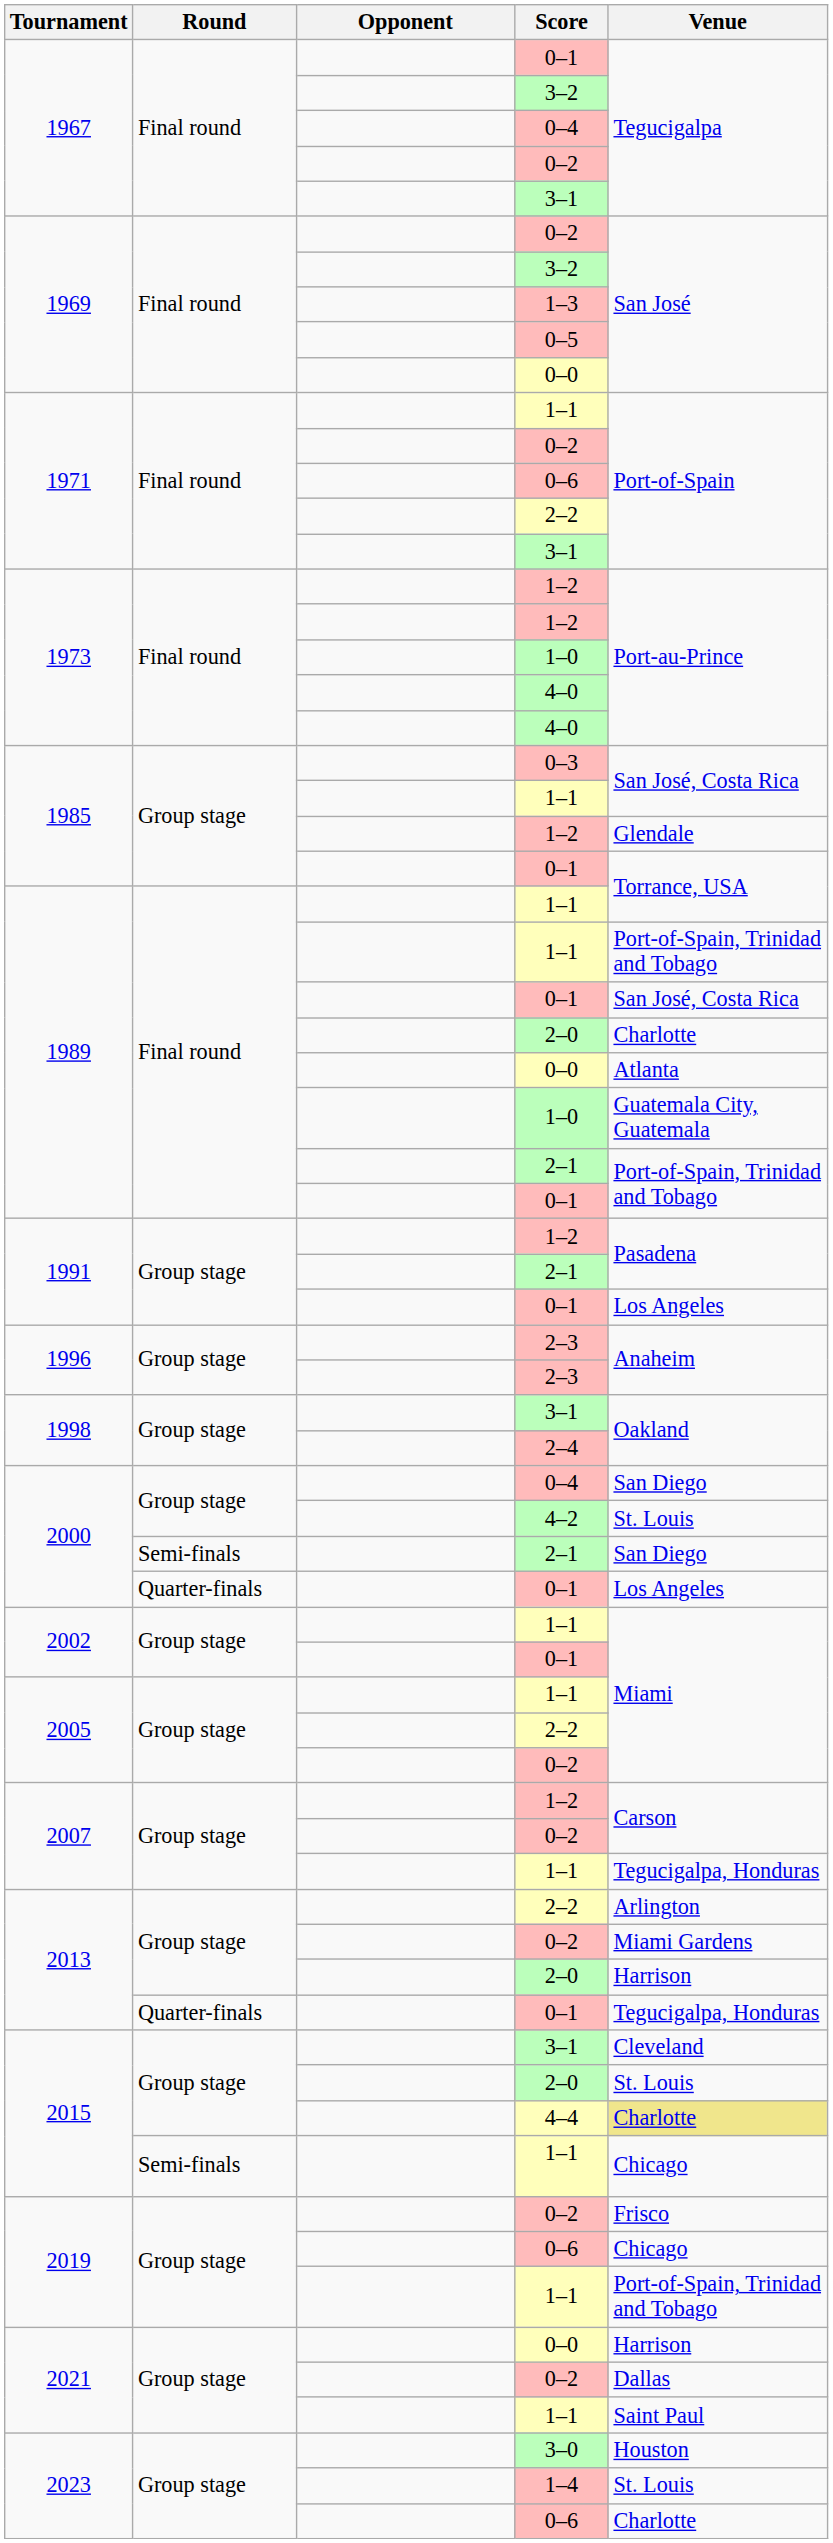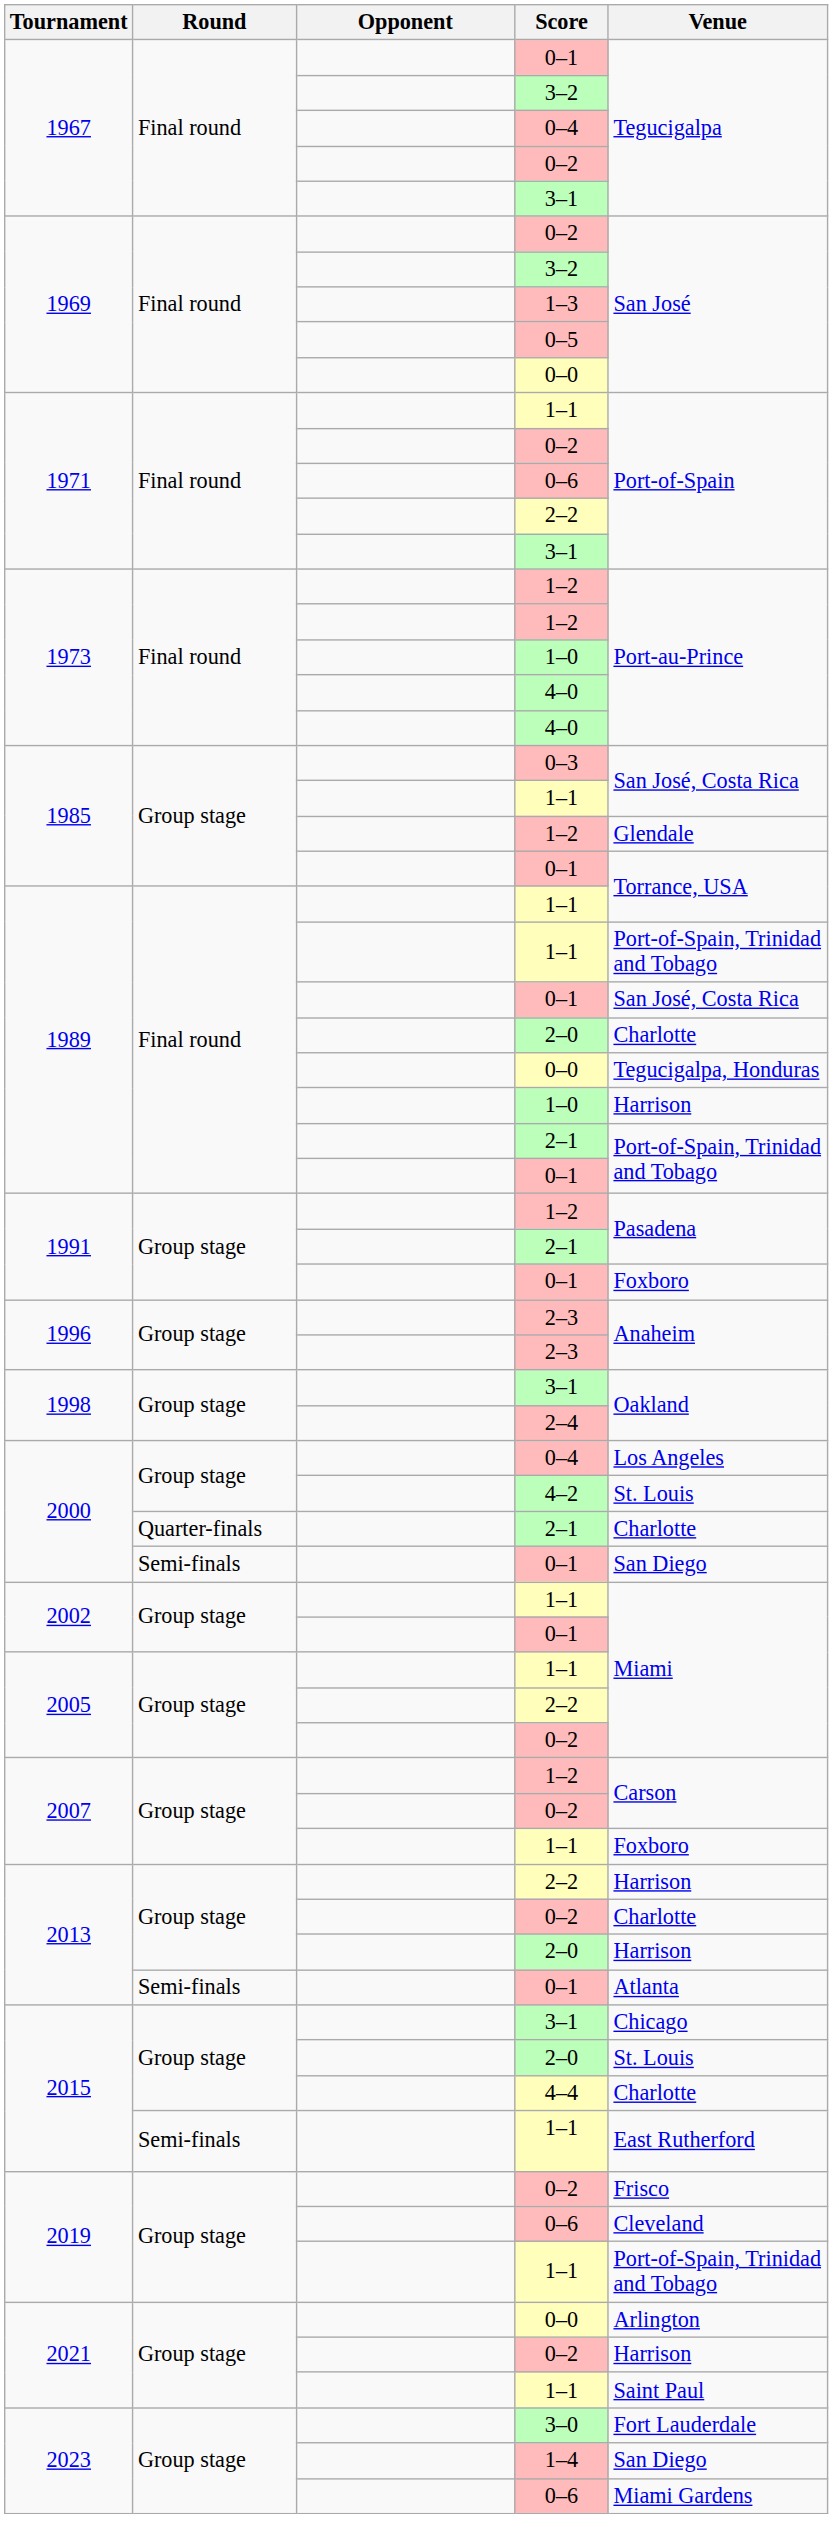(646, 1070) Atlanta -> (716, 1070) Tegucigalpa, Honduras
(686, 1117) Guatemala City, Guatemala -> (652, 1105) Harrison
(669, 1306) Los Angeles -> (651, 1281) Foxboro
(660, 1483) San Diego -> (669, 1458) Los Angeles
(189, 1553) Semi-finals -> (200, 1528) Quarter-finals
(660, 1553) San Diego -> (655, 1528) Charlotte
(200, 1588) Quarter-finals -> (189, 1563) Semi-finals
(669, 1588) Los Angeles -> (660, 1563) San Diego
(716, 1871) Tegucigalpa, Honduras -> (651, 1845) Foxboro
(657, 1906) Arlington -> (652, 1881) Harrison
(683, 1941) Miami Gardens -> (655, 1916) Charlotte
(200, 2012) Quarter-finals -> (189, 1987) Semi-finals
(716, 2012) Tegucigalpa, Honduras -> (646, 1987) Atlanta
(659, 2047) Cleveland -> (651, 2022) Chicago
(655, 2117) khaki background -> (655, 2092) no background
(651, 2165) Chicago -> (684, 2140) East Rutherford
(651, 2248) Chicago -> (659, 2223) Cleveland
(652, 2344) Harrison -> (657, 2319) Arlington
(642, 2379) Dallas -> (652, 2354) Harrison
(651, 2450) Houston -> (685, 2425) Fort Lauderdale
(654, 2485) St. Louis -> (660, 2460) San Diego
(655, 2520) Charlotte -> (683, 2495) Miami Gardens
